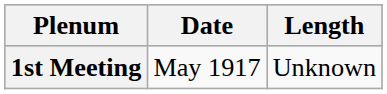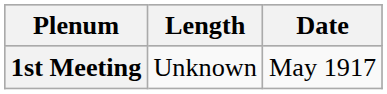columns swapped: (207, 25) <-> (324, 25)
